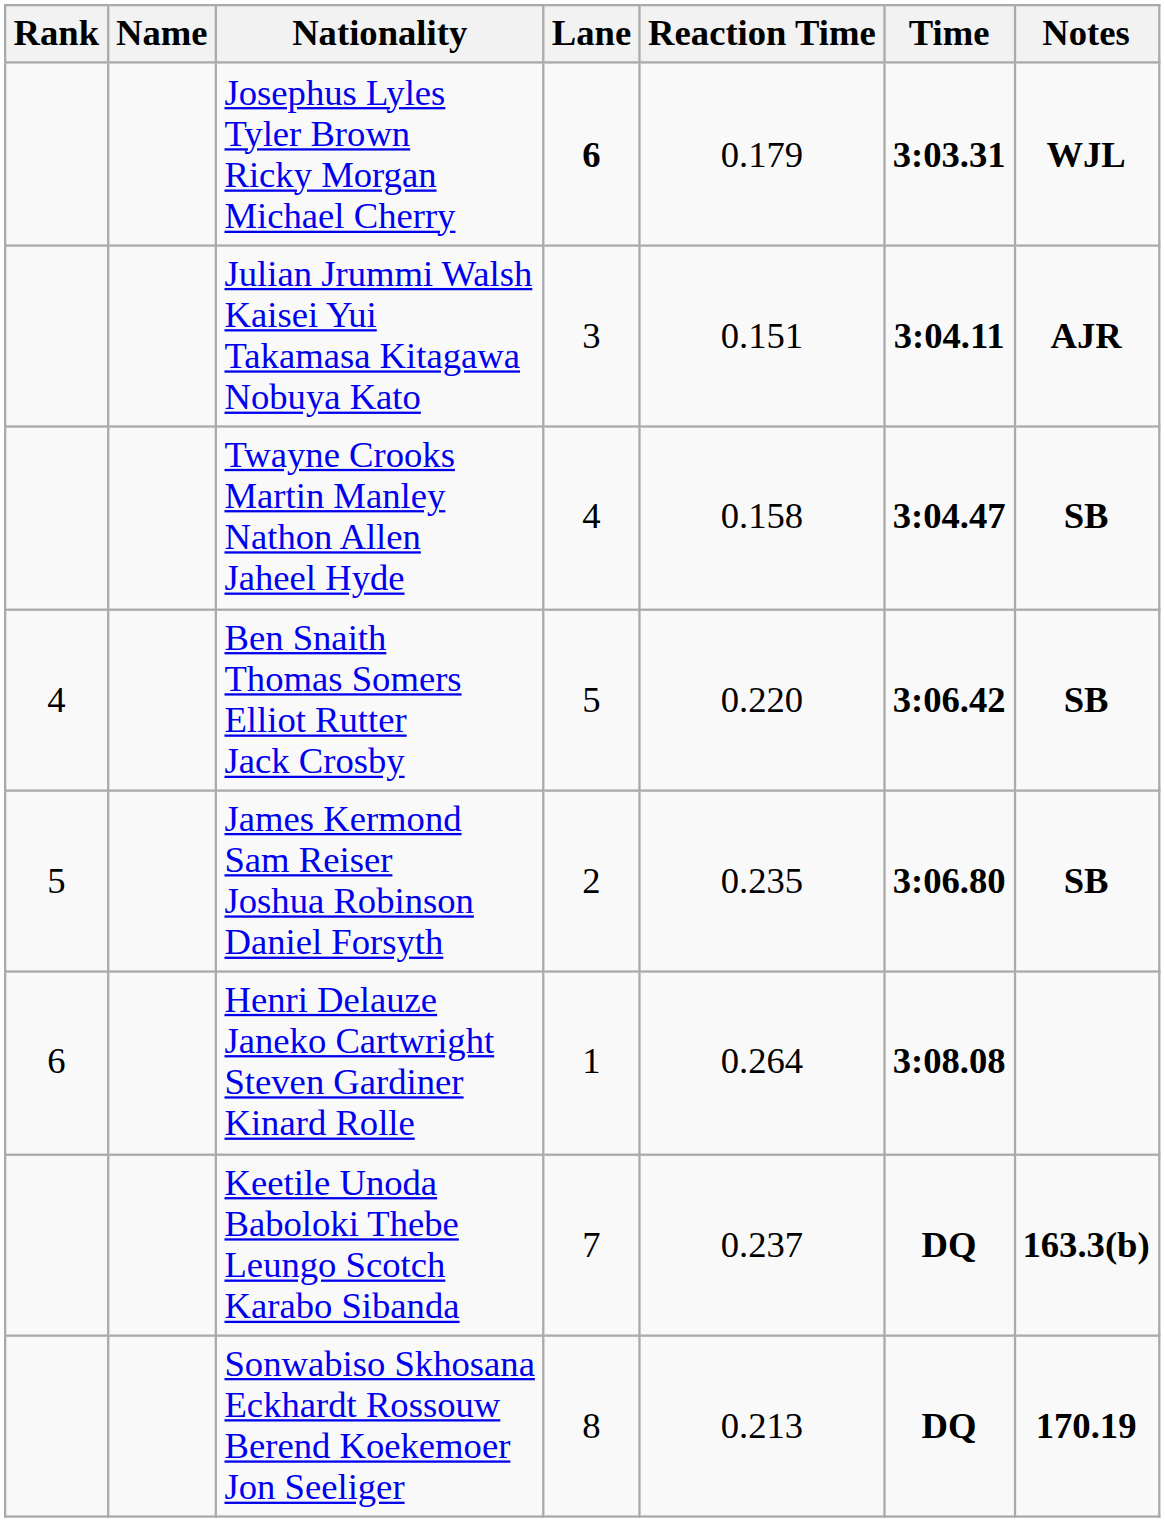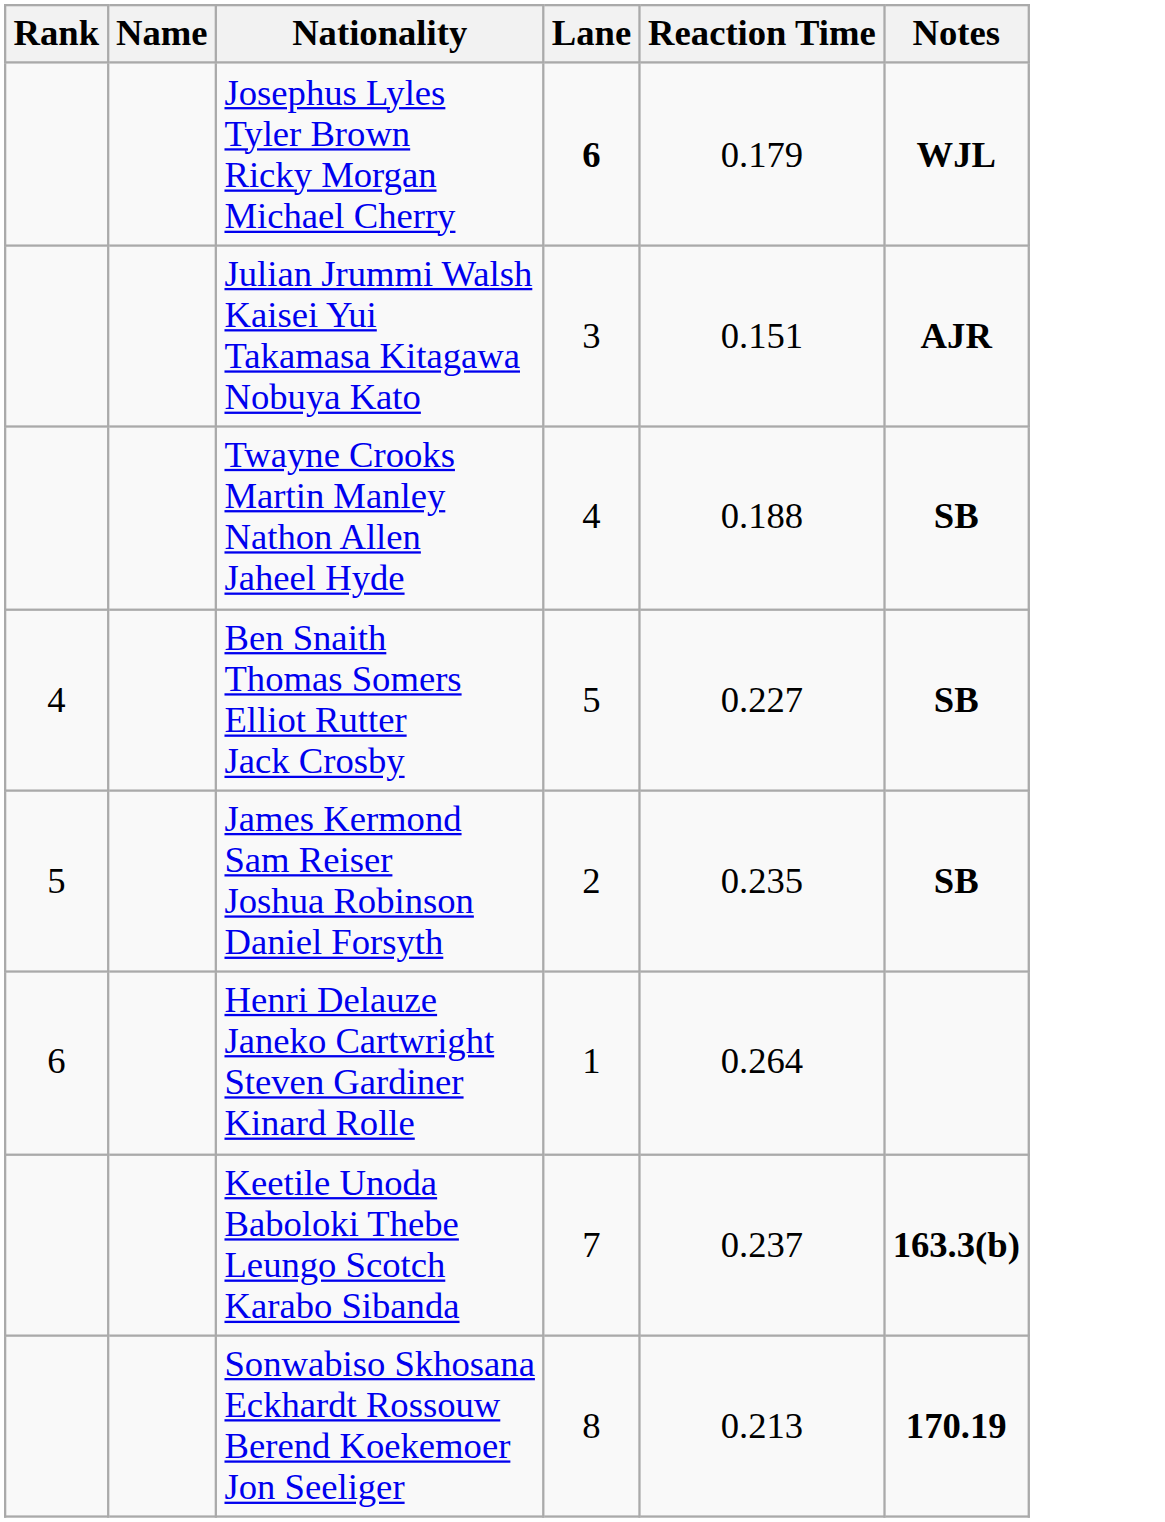- column: (949, 33)
(762, 517) 0.158 -> (762, 517) 0.188
(762, 698) 0.220 -> (762, 698) 0.227
